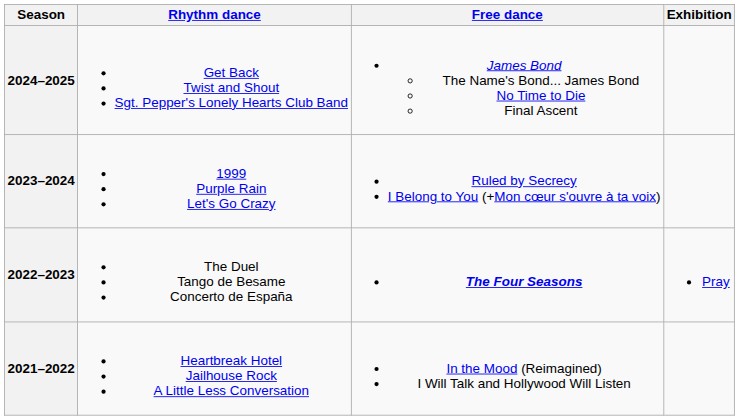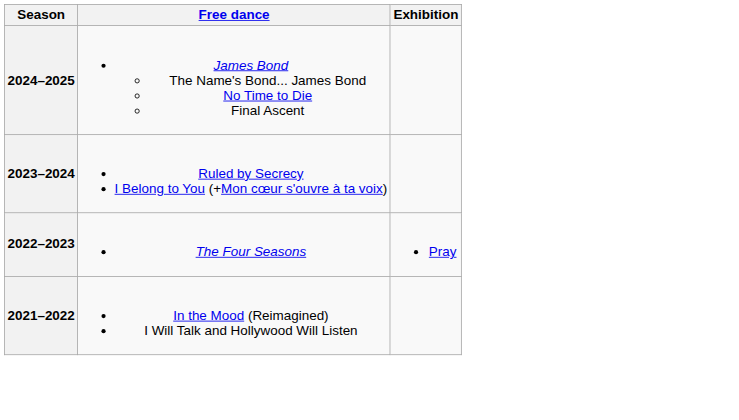- column: (214, 15)
(507, 282) bold -> (234, 252) normal
